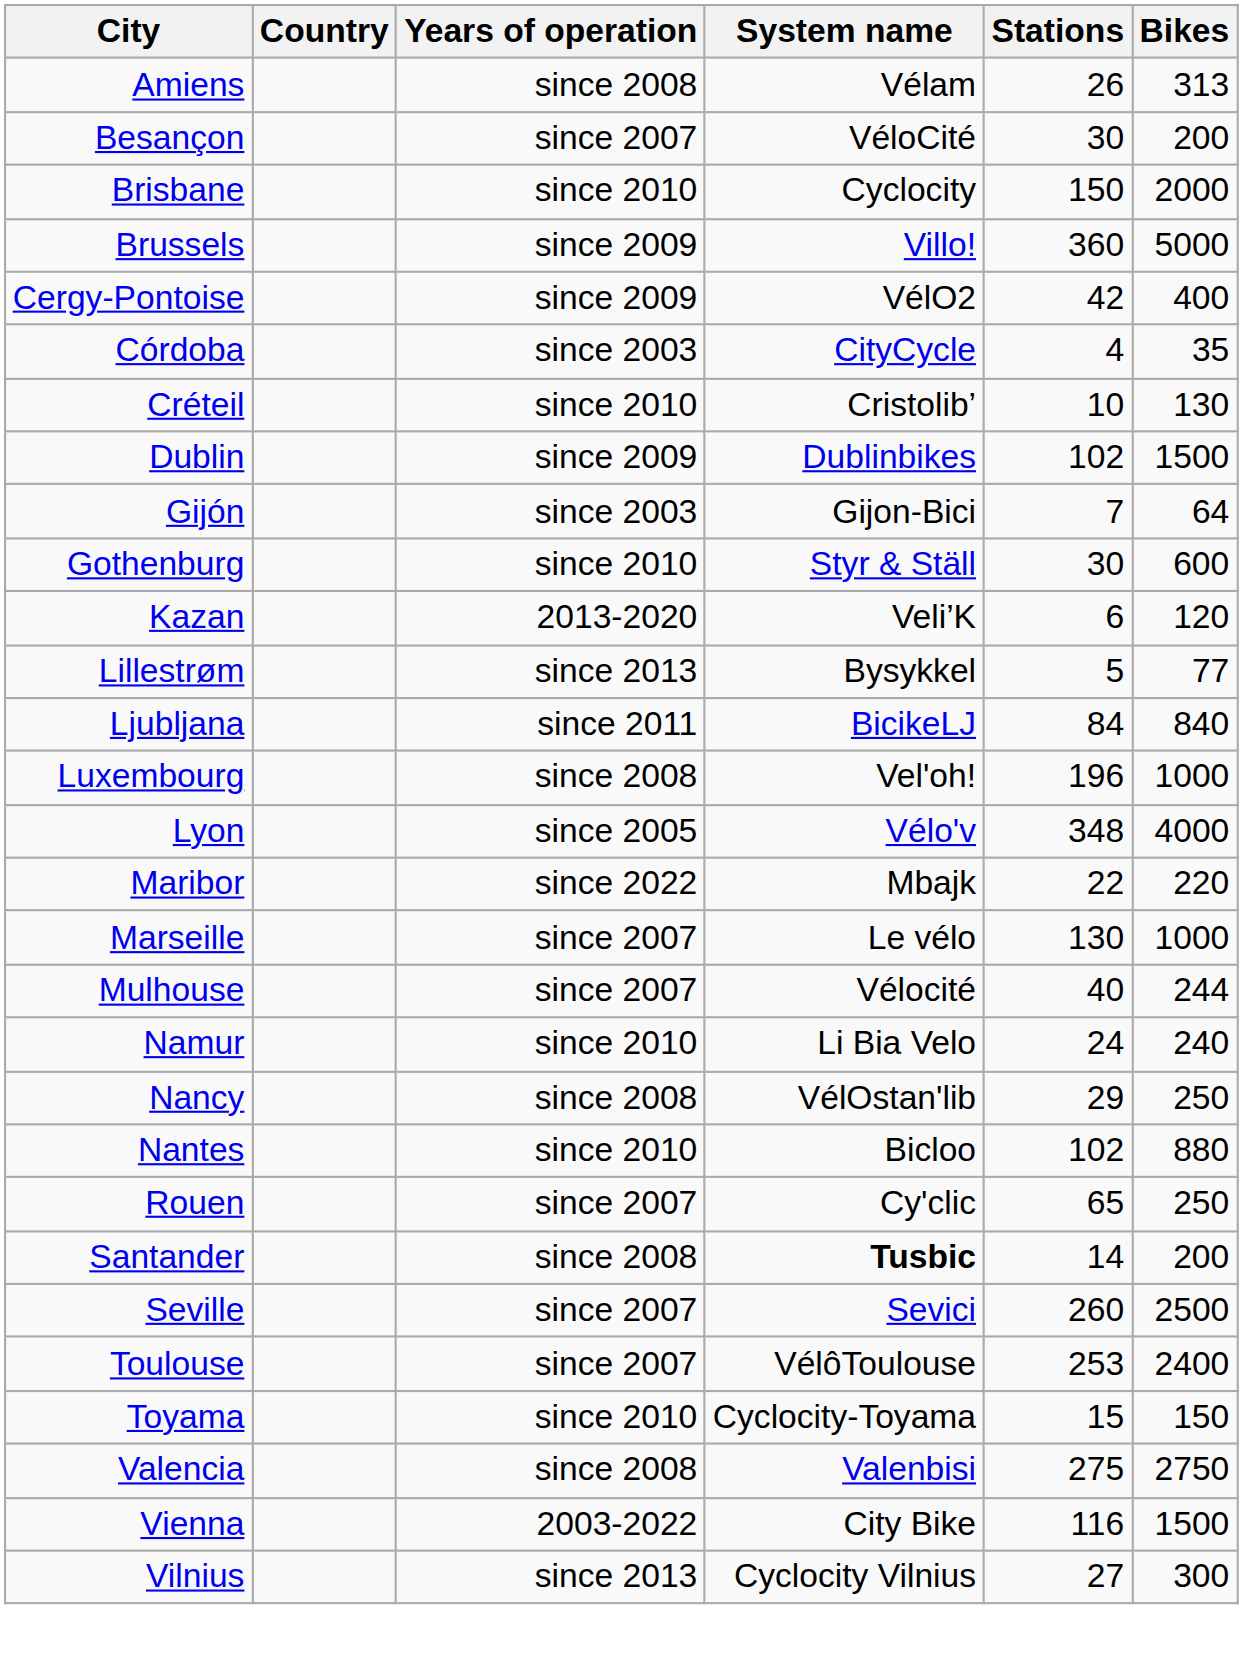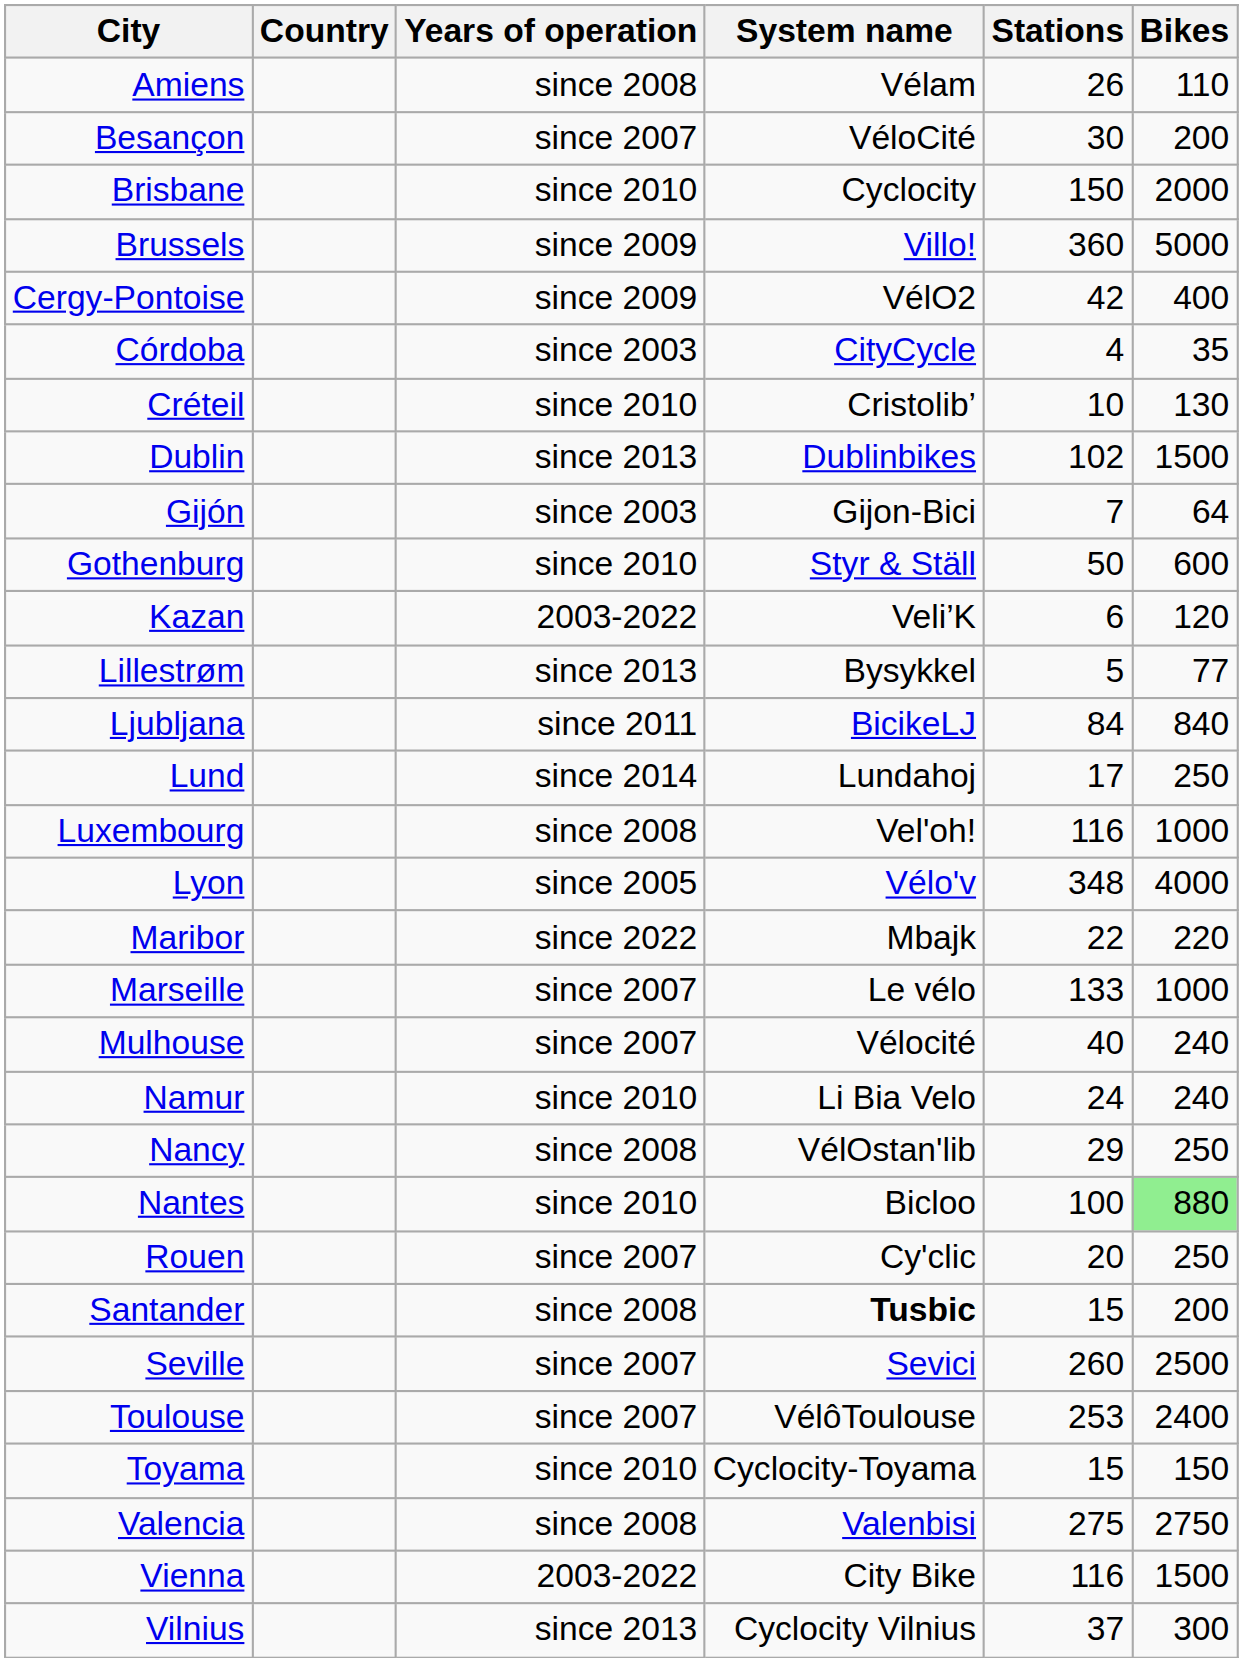(1201, 84) 313 -> (1202, 84) 110
(616, 457) since 2009 -> (616, 457) since 2013
(1105, 564) 30 -> (1105, 564) 50
(617, 617) 2013-2020 -> (617, 617) 2003-2022
+ row: (207, 777)
(1096, 777) 196 -> (1097, 830) 116
(1096, 937) 130 -> (1096, 990) 133
(1201, 990) 244 -> (1201, 1043) 240
(1096, 1150) 102 -> (1096, 1203) 100
(1201, 1150) no background -> (1201, 1203) lightgreen background
(1105, 1203) 65 -> (1105, 1256) 20
(1105, 1256) 14 -> (1105, 1310) 15
(1105, 1576) 27 -> (1105, 1629) 37
